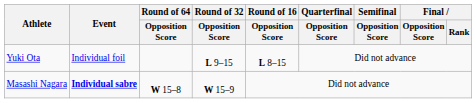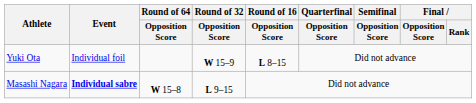(219, 64) L 9–15 -> (219, 64) W 15–9
(219, 90) W 15–9 -> (219, 90) L 9–15
